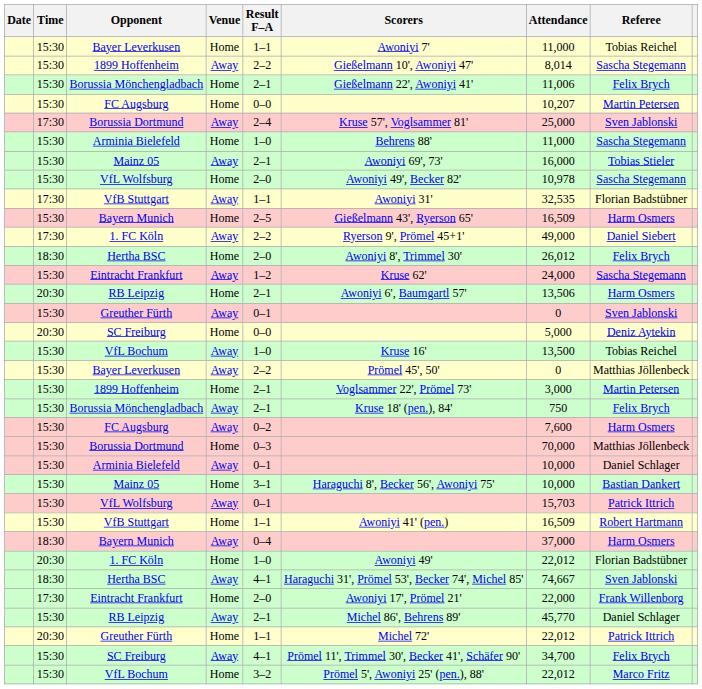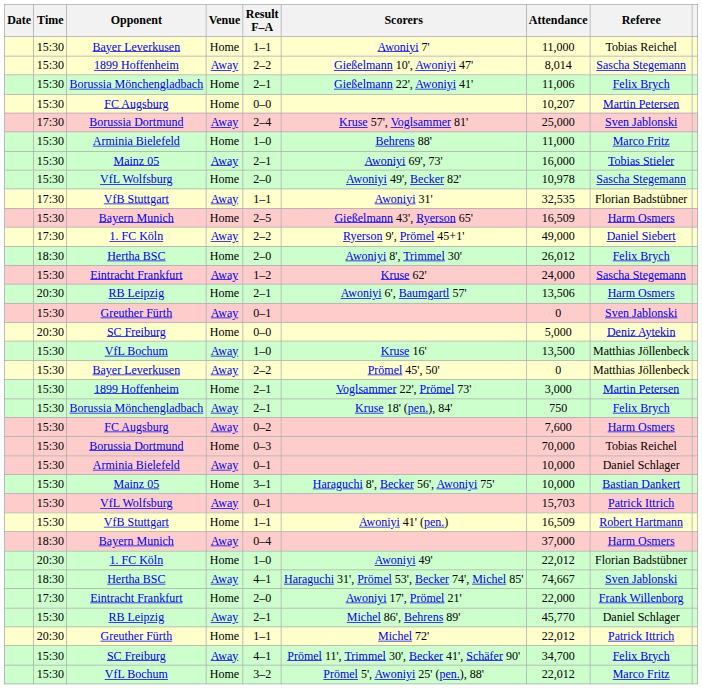(641, 141) Sascha Stegemann -> (641, 141) Marco Fritz
(641, 351) Tobias Reichel -> (641, 351) Matthias Jöllenbeck
(641, 446) Matthias Jöllenbeck -> (641, 446) Tobias Reichel
